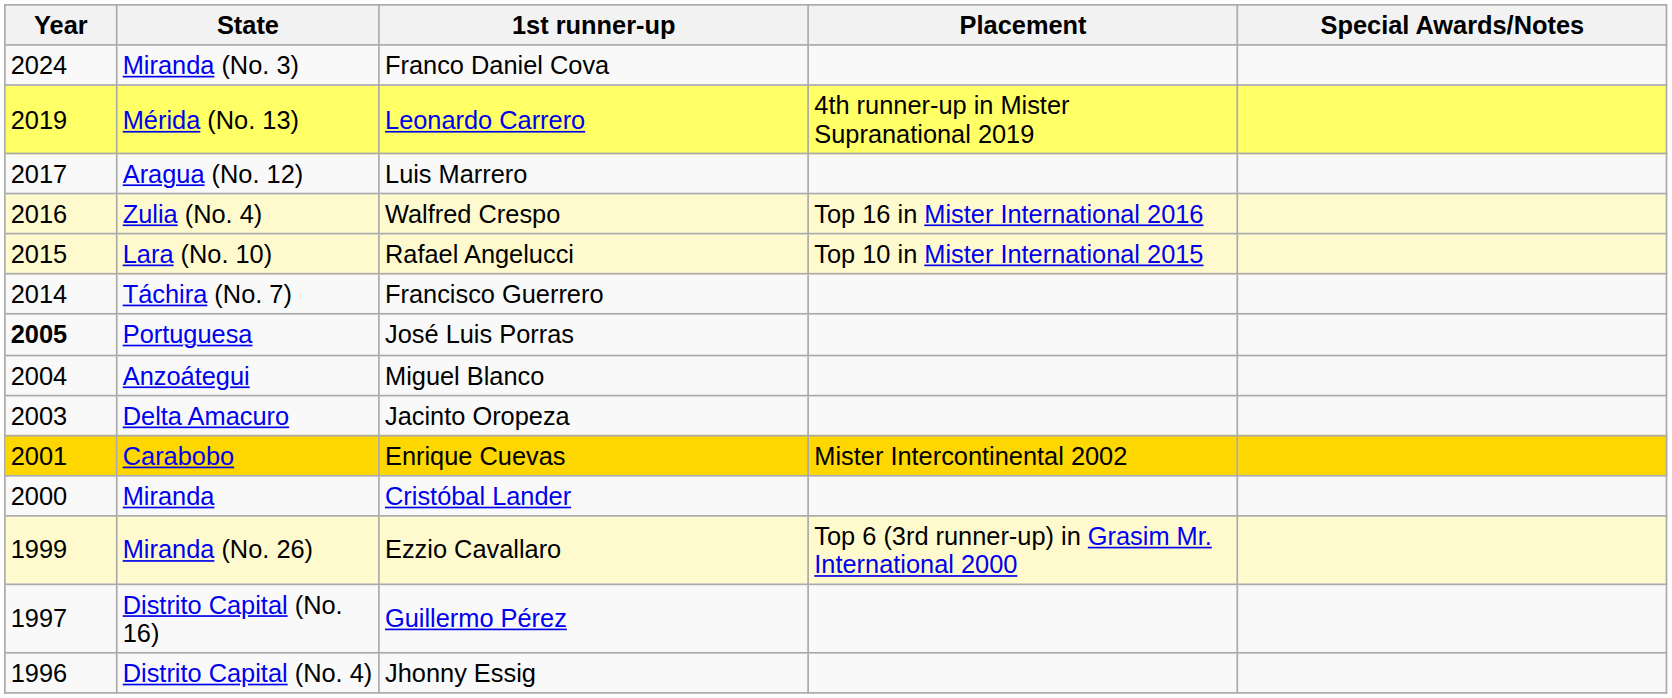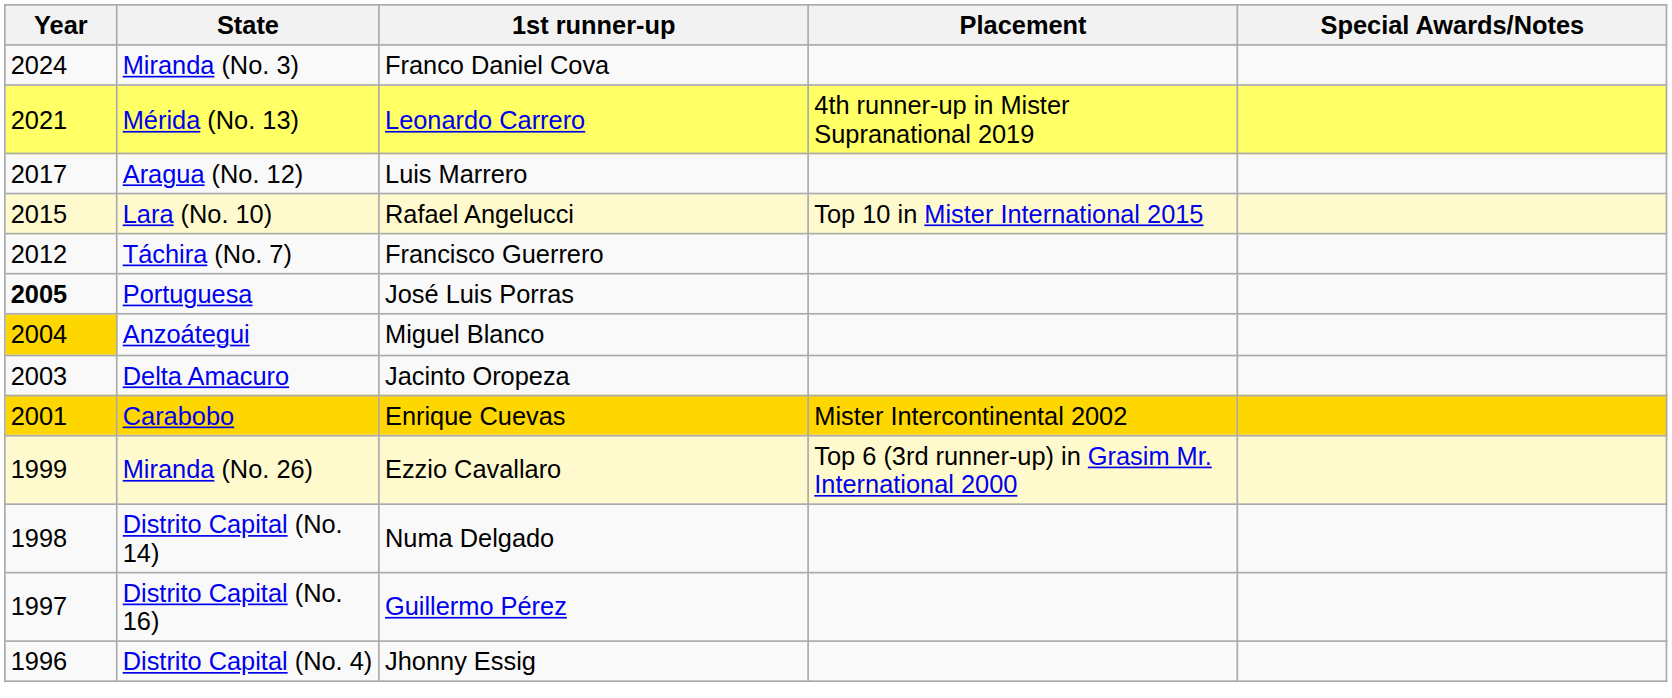(39, 120) 2019 -> (39, 120) 2021
- row: (193, 214)
(39, 295) 2014 -> (39, 254) 2012
(39, 375) no background -> (39, 335) gold background
- row: (169, 496)
+ row: (233, 538)
